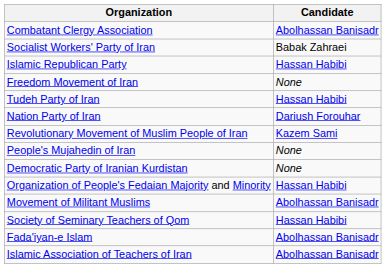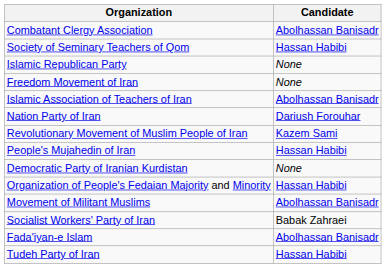rows swapped: (98, 220) <-> (81, 47)
(311, 64) Hassan Habibi -> (289, 64) None
rows swapped: (53, 99) <-> (99, 254)
(289, 151) None -> (311, 151) Hassan Habibi
